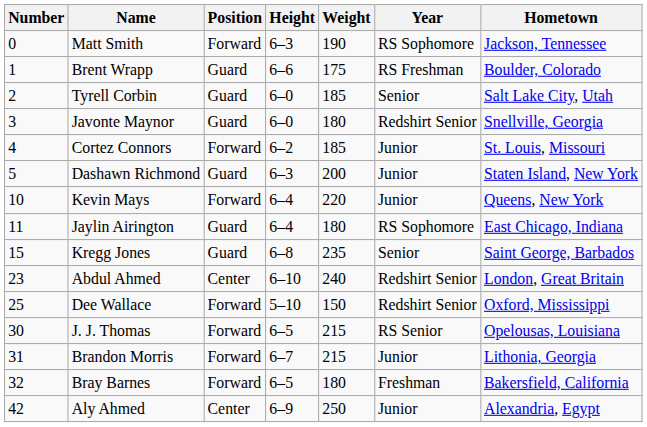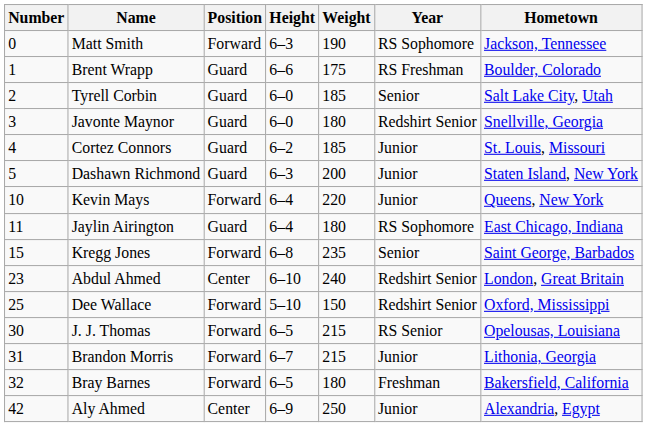(234, 148) Forward -> (227, 148) Guard
(227, 252) Guard -> (234, 252) Forward
